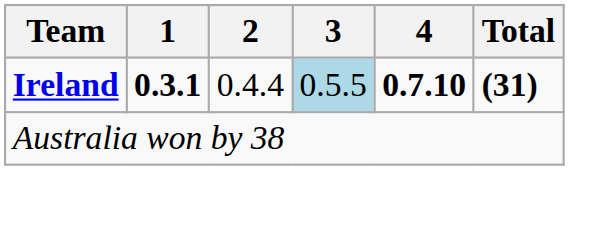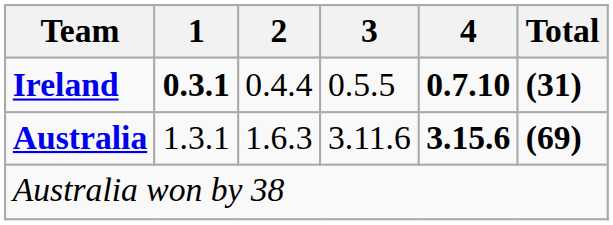(333, 84) lightblue background -> (362, 84) no background
+ row: (80, 137)
